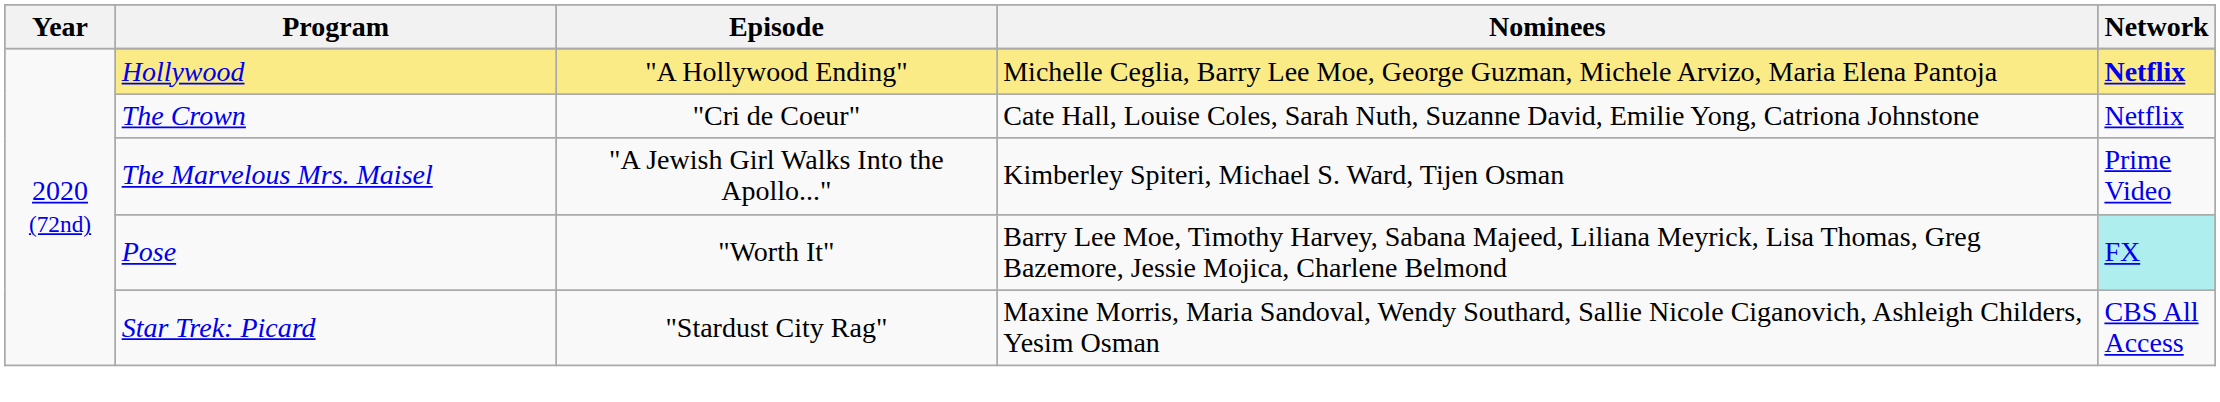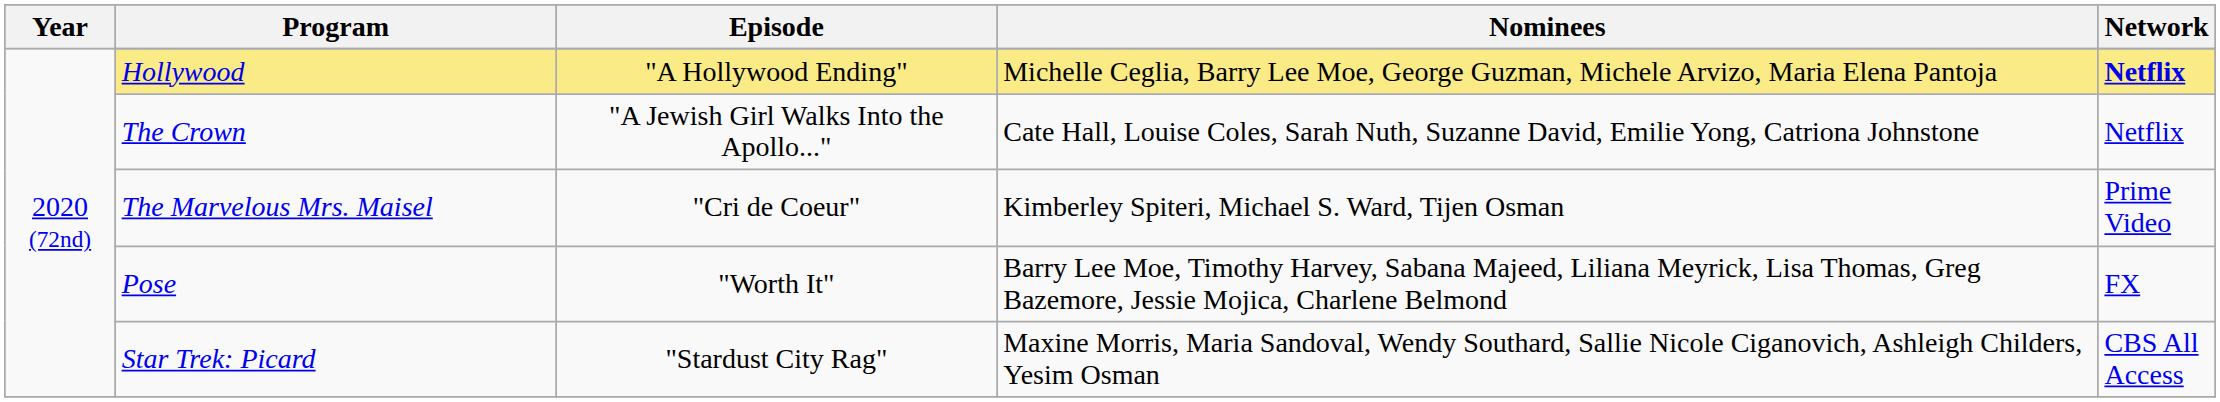(776, 115) "Cri de Coeur" -> (776, 131) "A Jewish Girl Walks Into the Apollo..."
(776, 175) "A Jewish Girl Walks Into the Apollo..." -> (776, 207) "Cri de Coeur"
(2122, 251) paleturquoise background -> (2122, 283) no background
